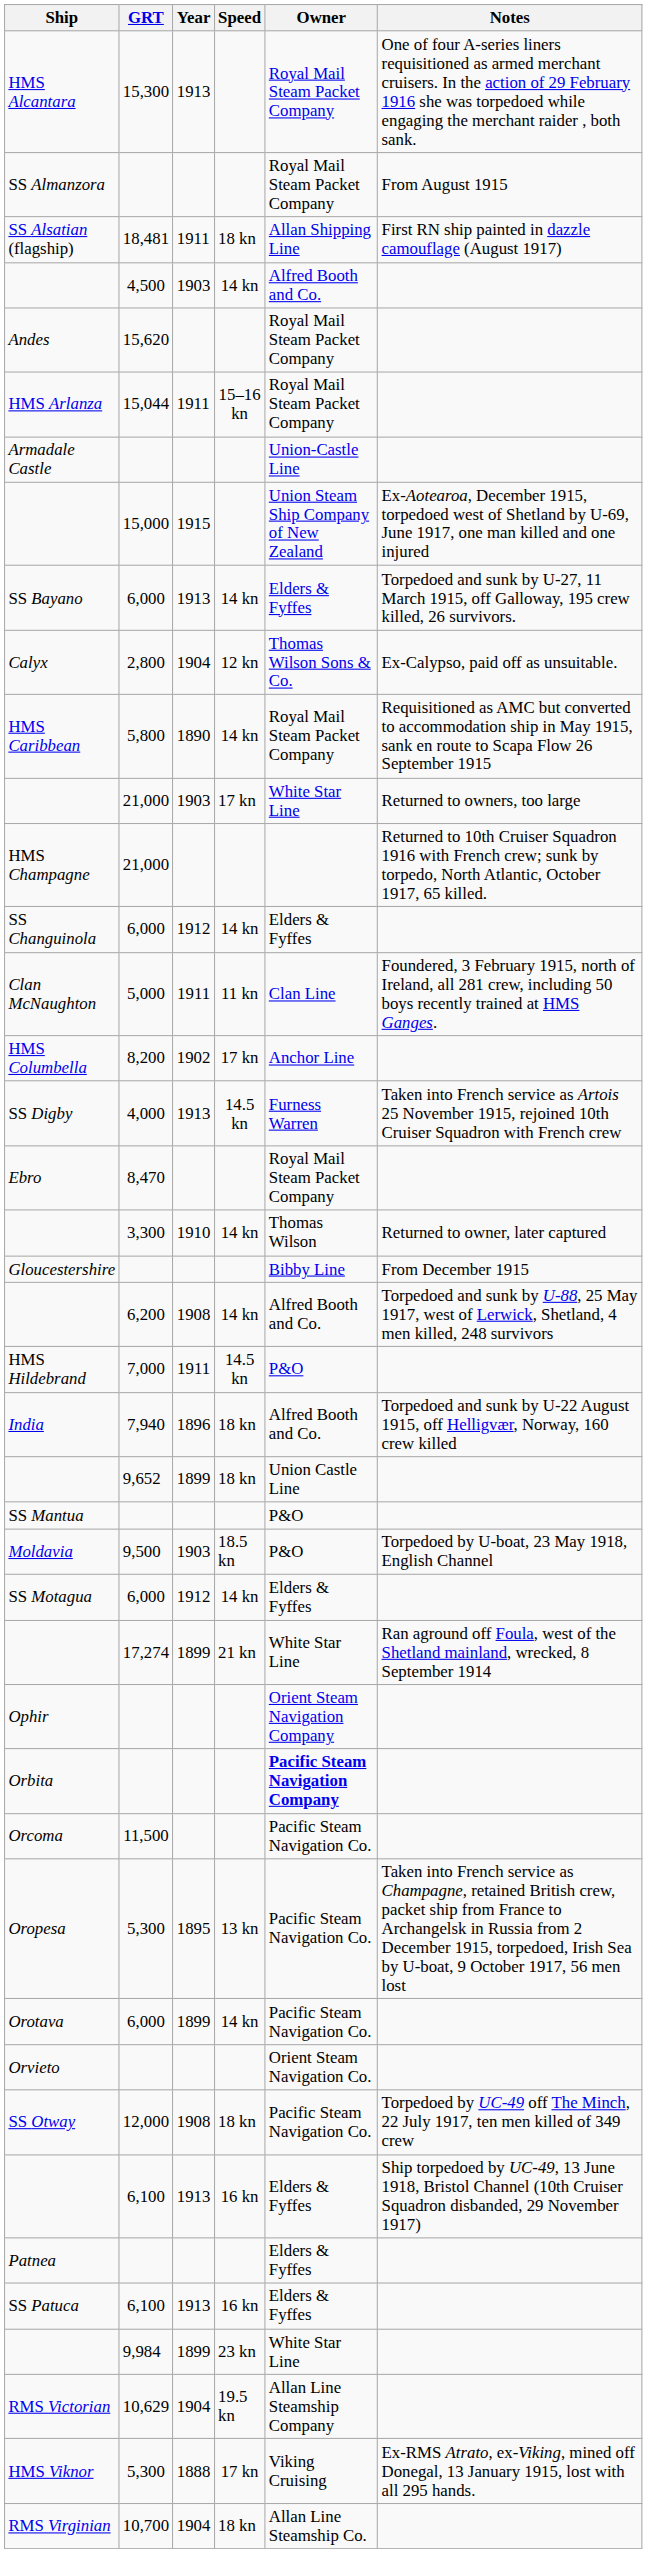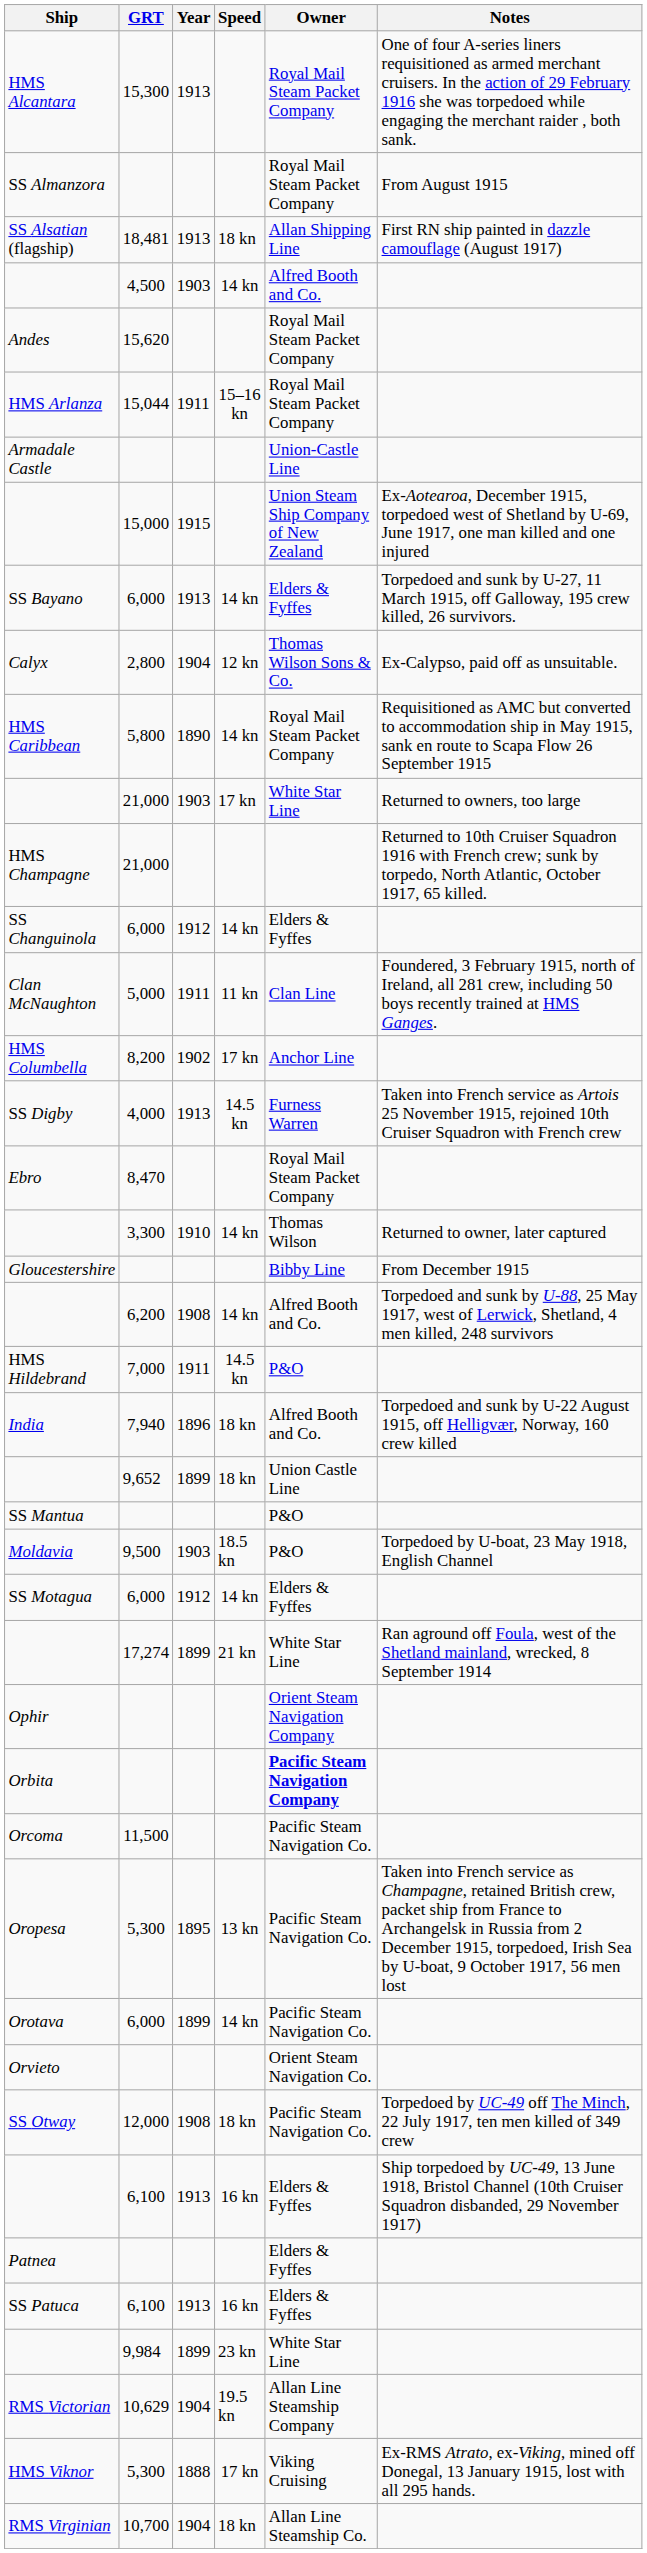(193, 239) 1911 -> (194, 239) 1913
